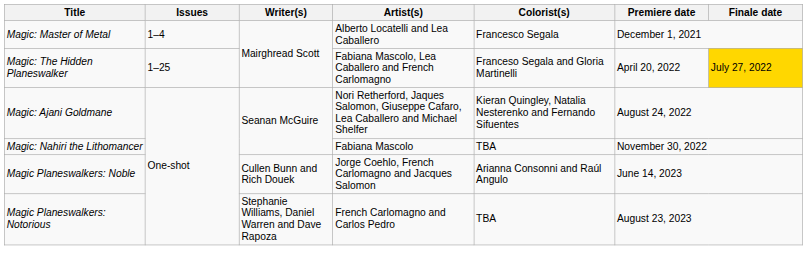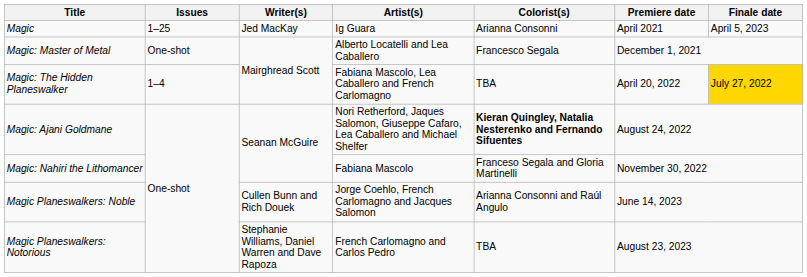+ row: (20, 28)
(156, 34) 1–4 -> (169, 50) One-shot
(159, 68) 1–25 -> (156, 84) 1–4
(540, 68) Franceso Segala and Gloria Martinelli -> (486, 84) TBA
(536, 113) normal -> (539, 129) bold
(486, 146) TBA -> (540, 168) Franceso Segala and Gloria Martinelli
